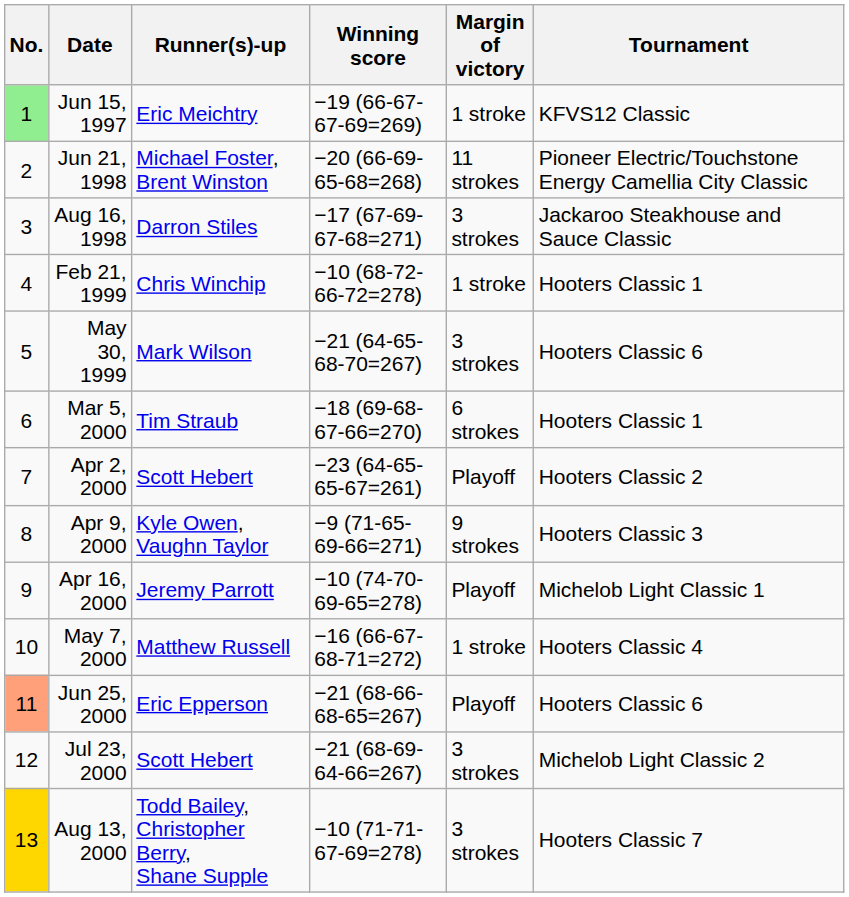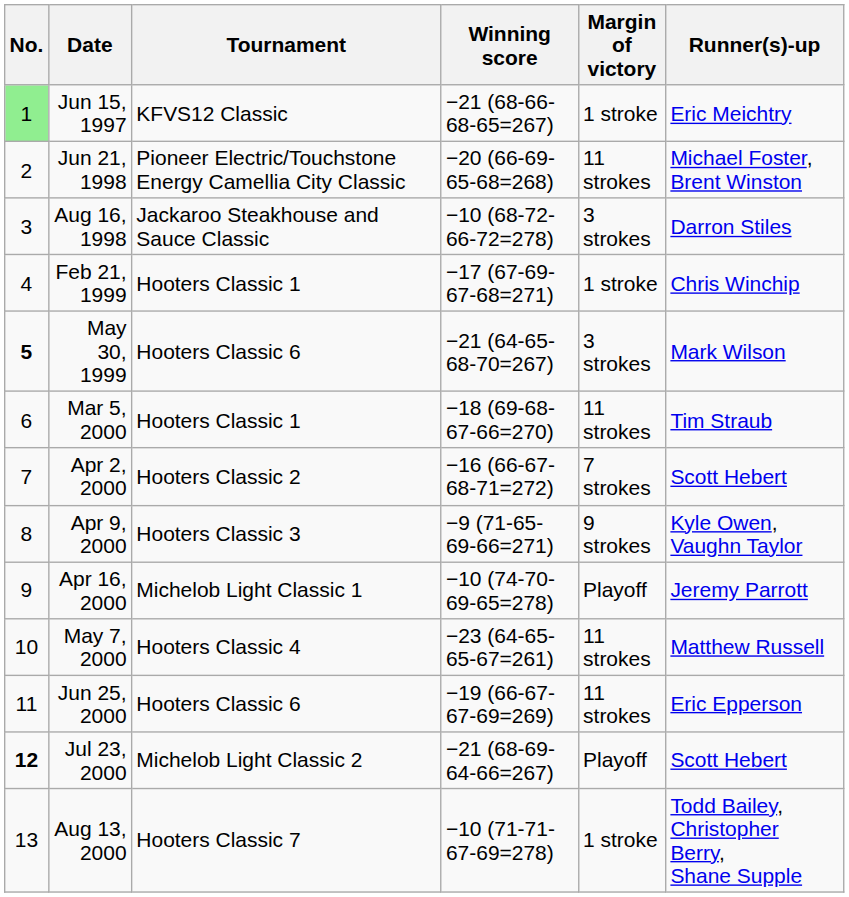columns swapped: (689, 45) <-> (220, 45)
(369, 113) −19 (66-67-67-69=269) -> (500, 113) −21 (68-66-68-65=267)
(369, 227) −17 (67-69-67-68=271) -> (500, 227) −10 (68-72-66-72=278)
(369, 283) −10 (68-72-66-72=278) -> (500, 283) −17 (67-69-67-68=271)
(26, 352) normal -> (26, 352) bold
(485, 420) 6 strokes -> (617, 420) 11 strokes
(369, 477) −23 (64-65-65-67=261) -> (500, 477) −16 (66-67-68-71=272)
(483, 477) Playoff -> (617, 477) 7 strokes
(369, 647) −16 (66-67-68-71=272) -> (500, 647) −23 (64-65-65-67=261)
(489, 647) 1 stroke -> (617, 647) 11 strokes
(26, 703) lightsalmon background -> (26, 703) no background
(369, 703) −21 (68-66-68-65=267) -> (500, 703) −19 (66-67-67-69=269)
(483, 703) Playoff -> (617, 703) 11 strokes
(26, 760) normal -> (26, 760) bold
(485, 760) 3 strokes -> (615, 760) Playoff
(26, 840) gold background -> (26, 840) no background
(485, 840) 3 strokes -> (620, 840) 1 stroke
